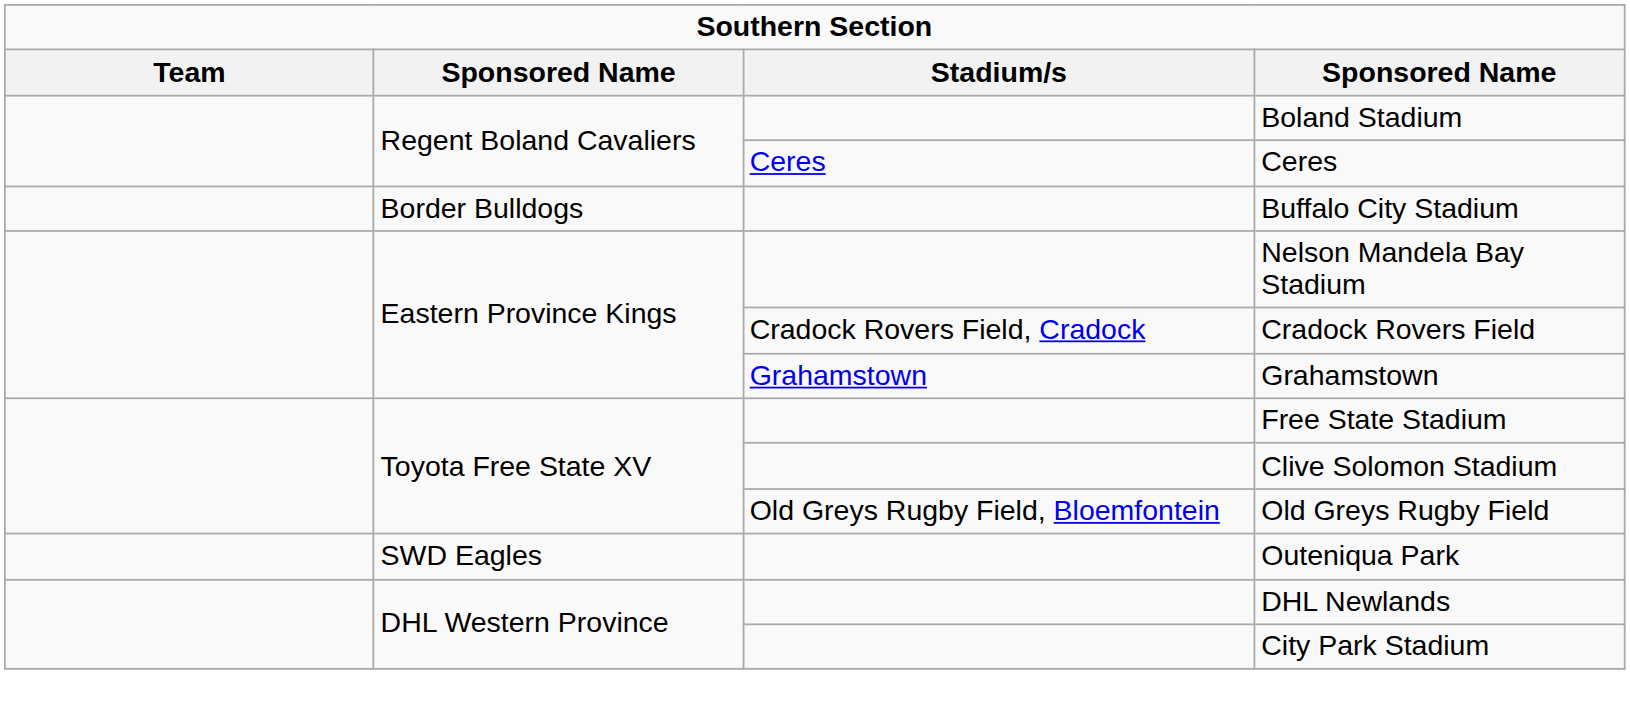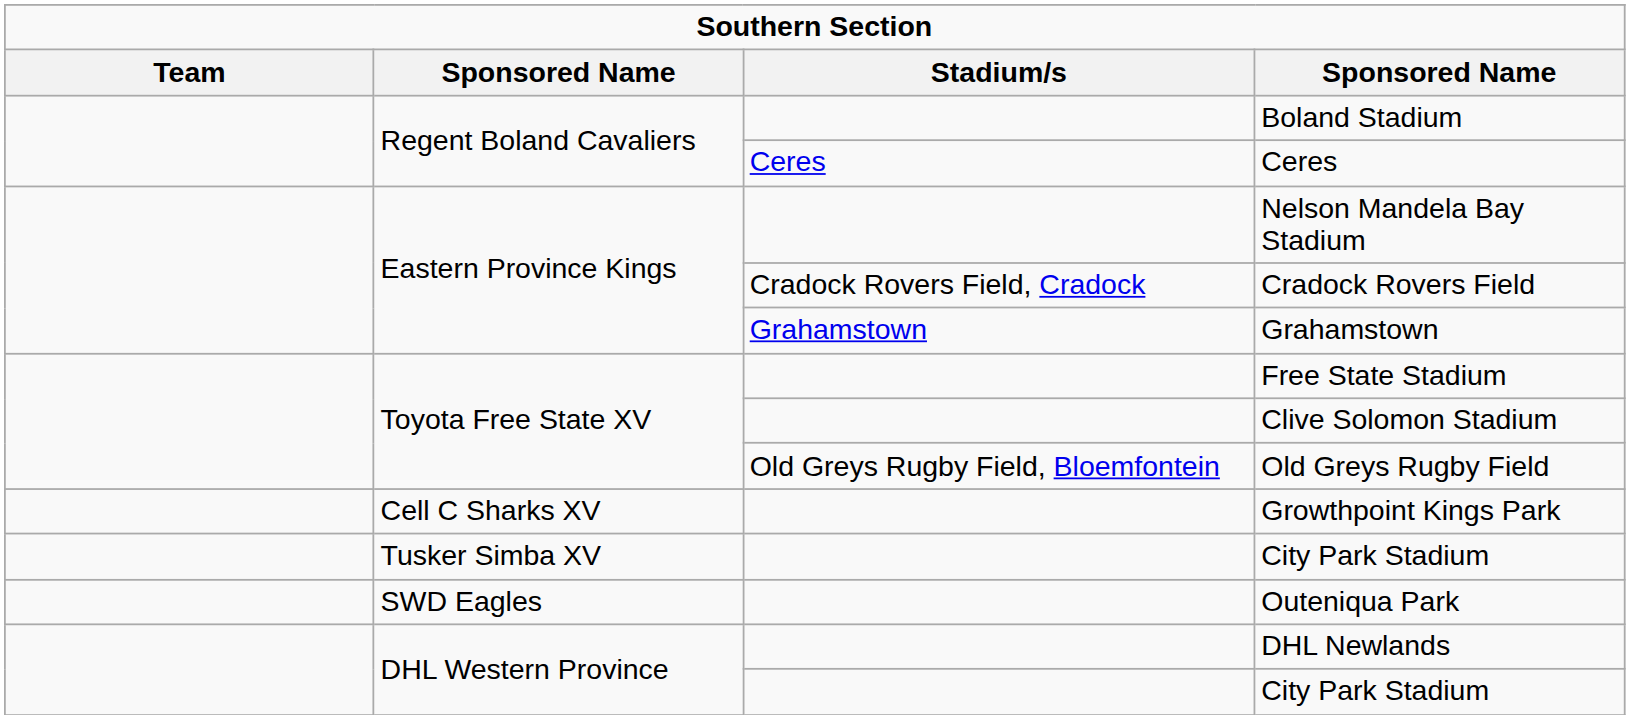- row: (482, 207)
+ row: (491, 510)
+ row: (491, 555)
